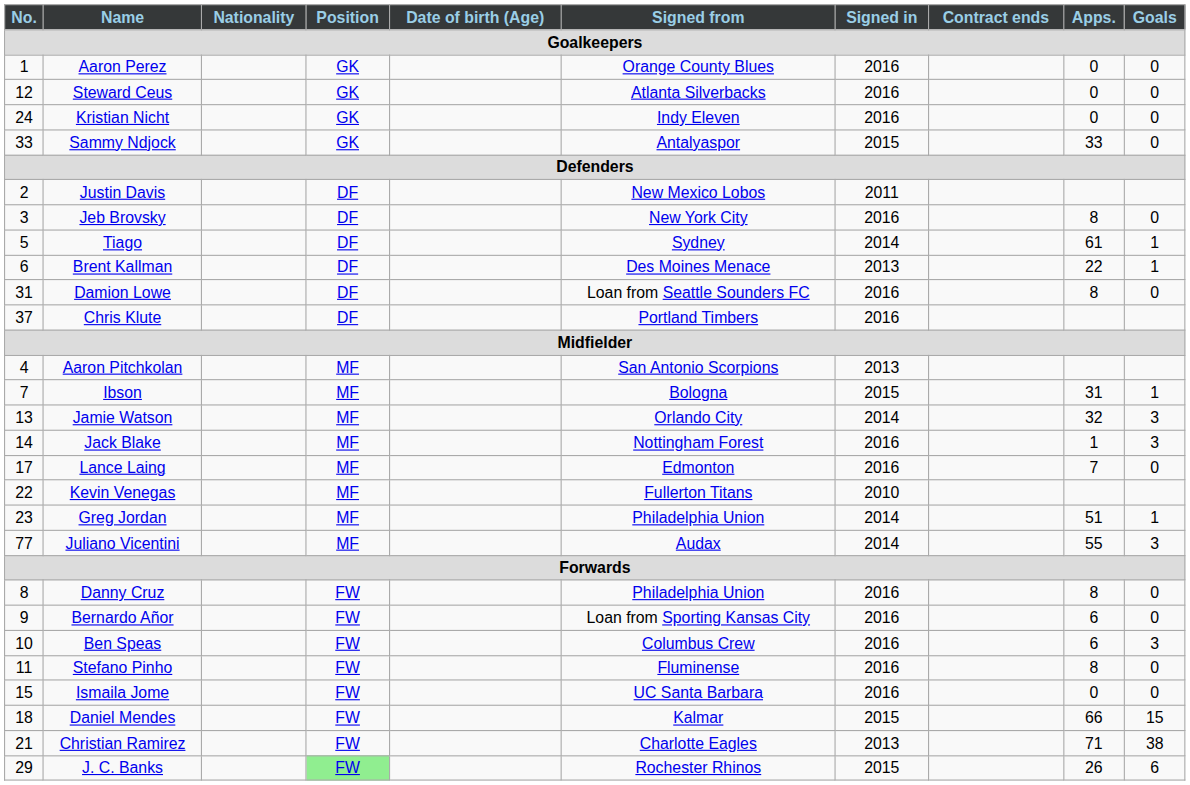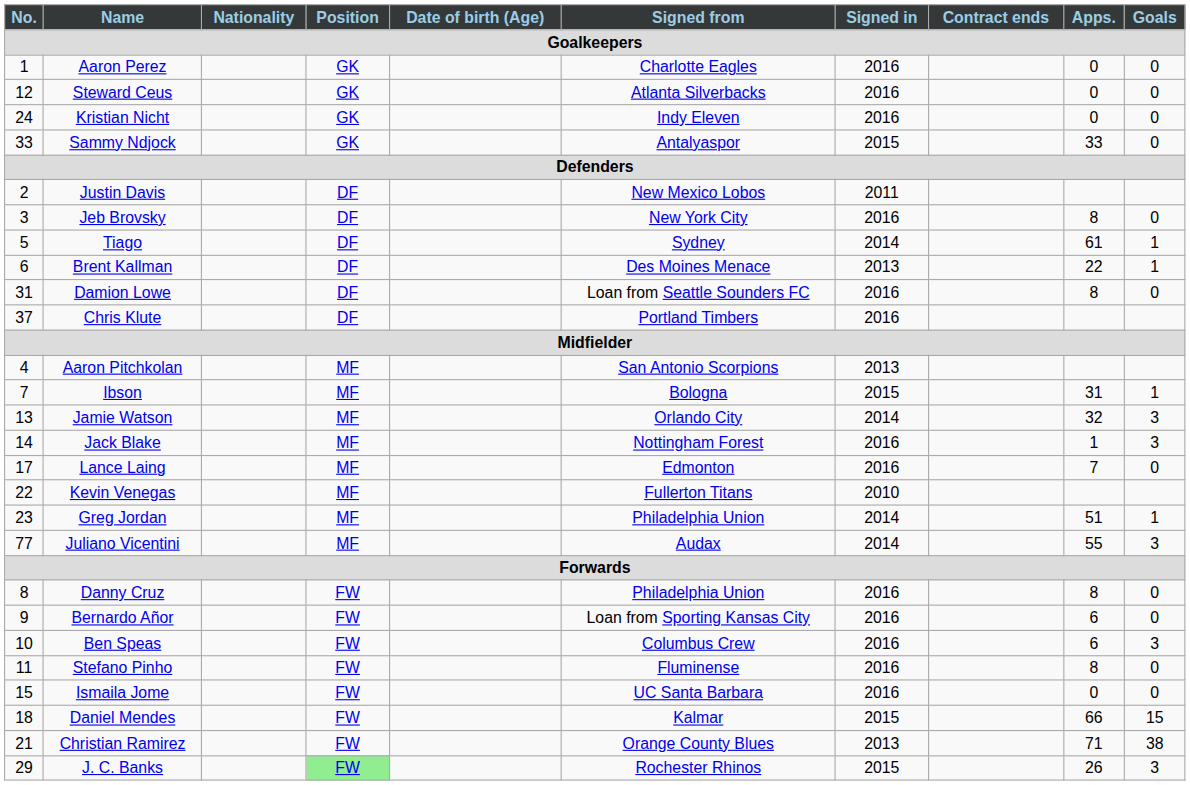(698, 68) Orange County Blues -> (698, 68) Charlotte Eagles
(698, 743) Charlotte Eagles -> (698, 743) Orange County Blues
(1155, 768) 6 -> (1155, 768) 3
